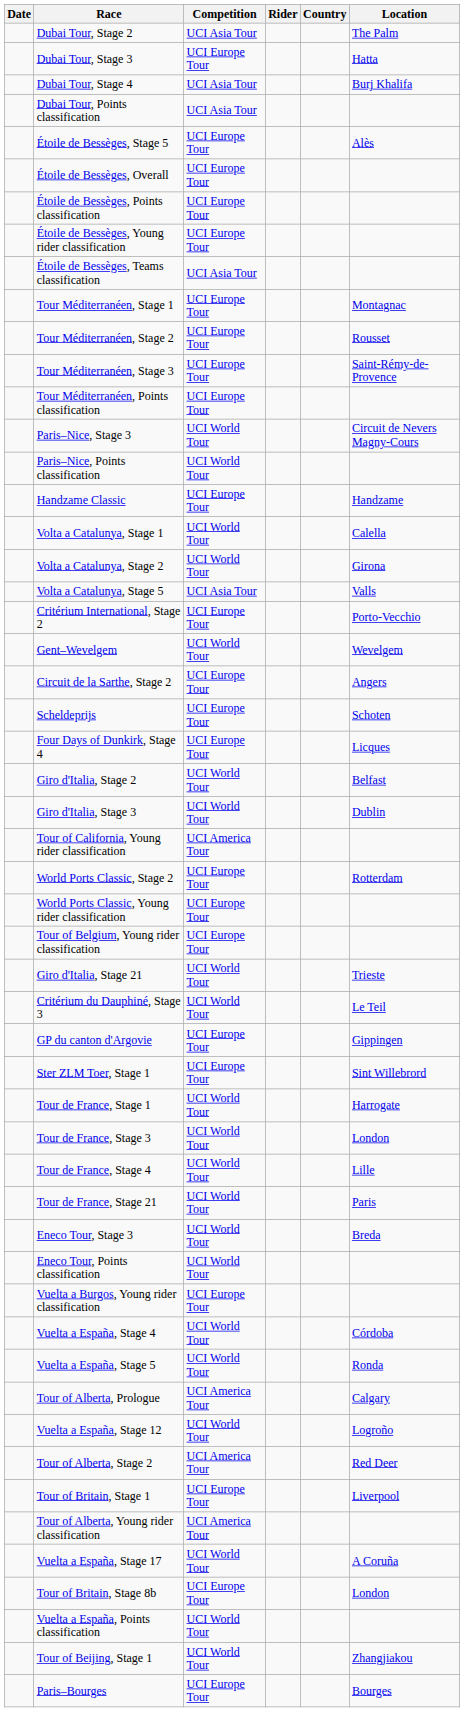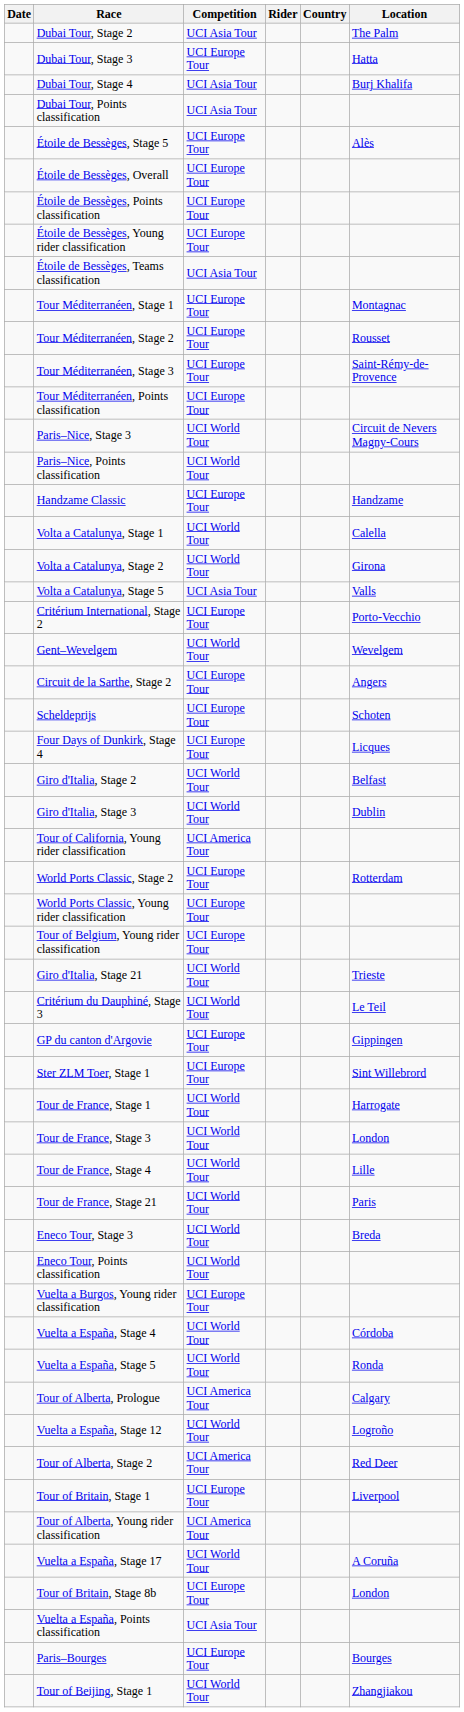(213, 1625) UCI World Tour -> (222, 1625) UCI Asia Tour
rows swapped: (72, 1690) <-> (94, 1658)
